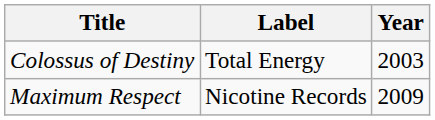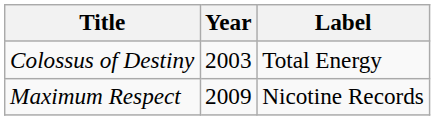columns swapped: (401, 22) <-> (286, 22)
